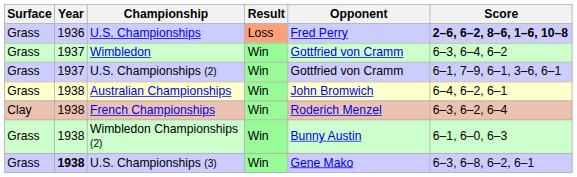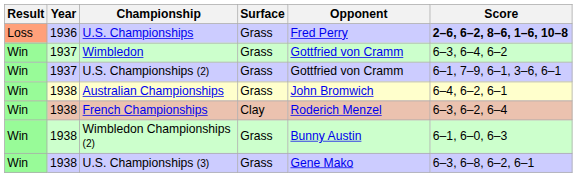columns swapped: (266, 14) <-> (29, 14)
(71, 162) bold -> (63, 162) normal
